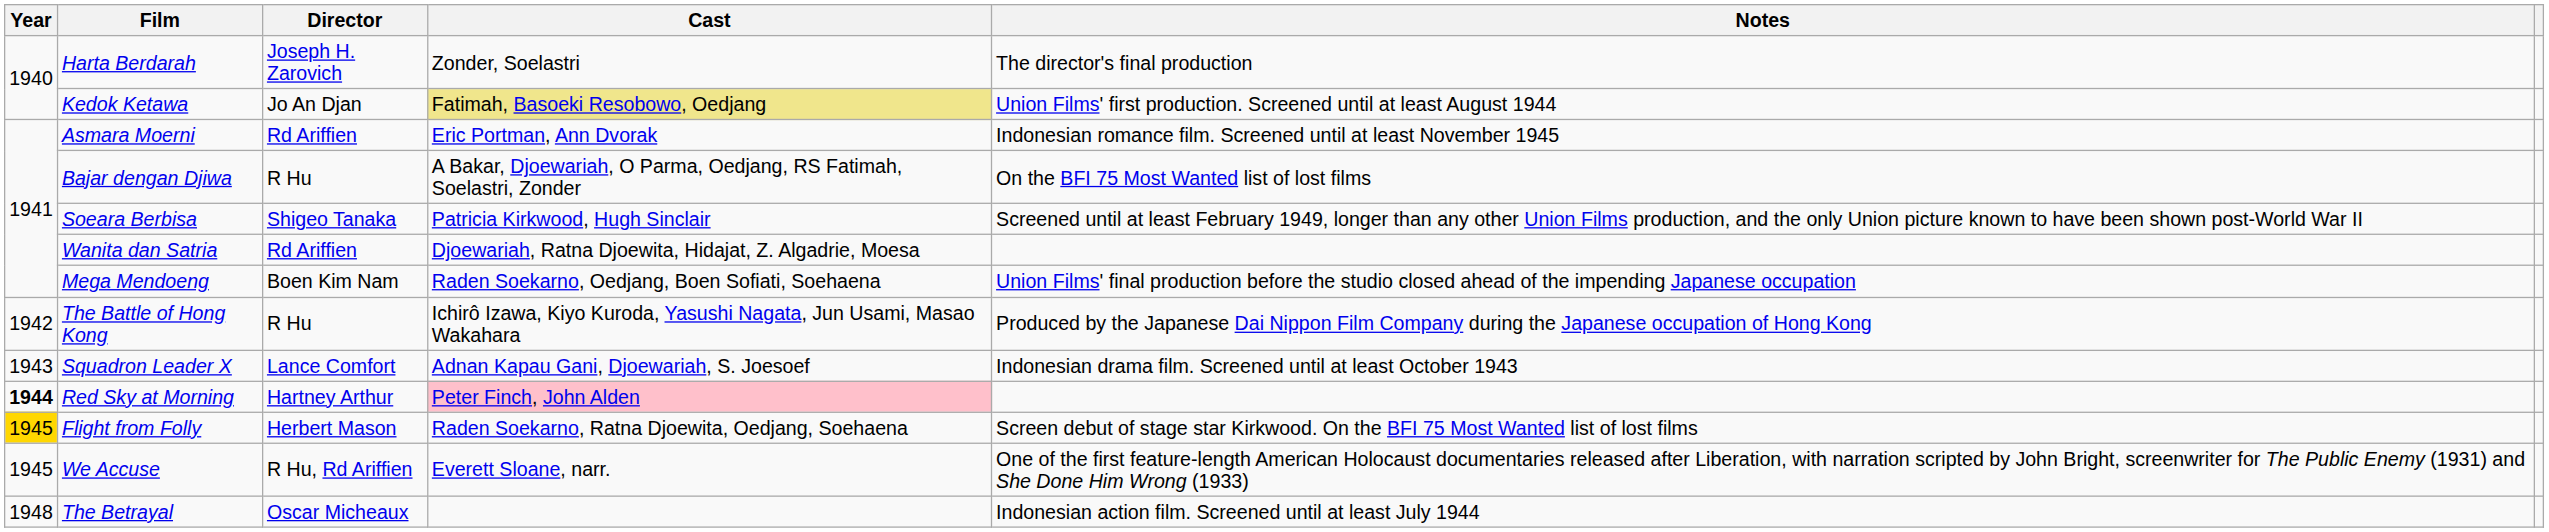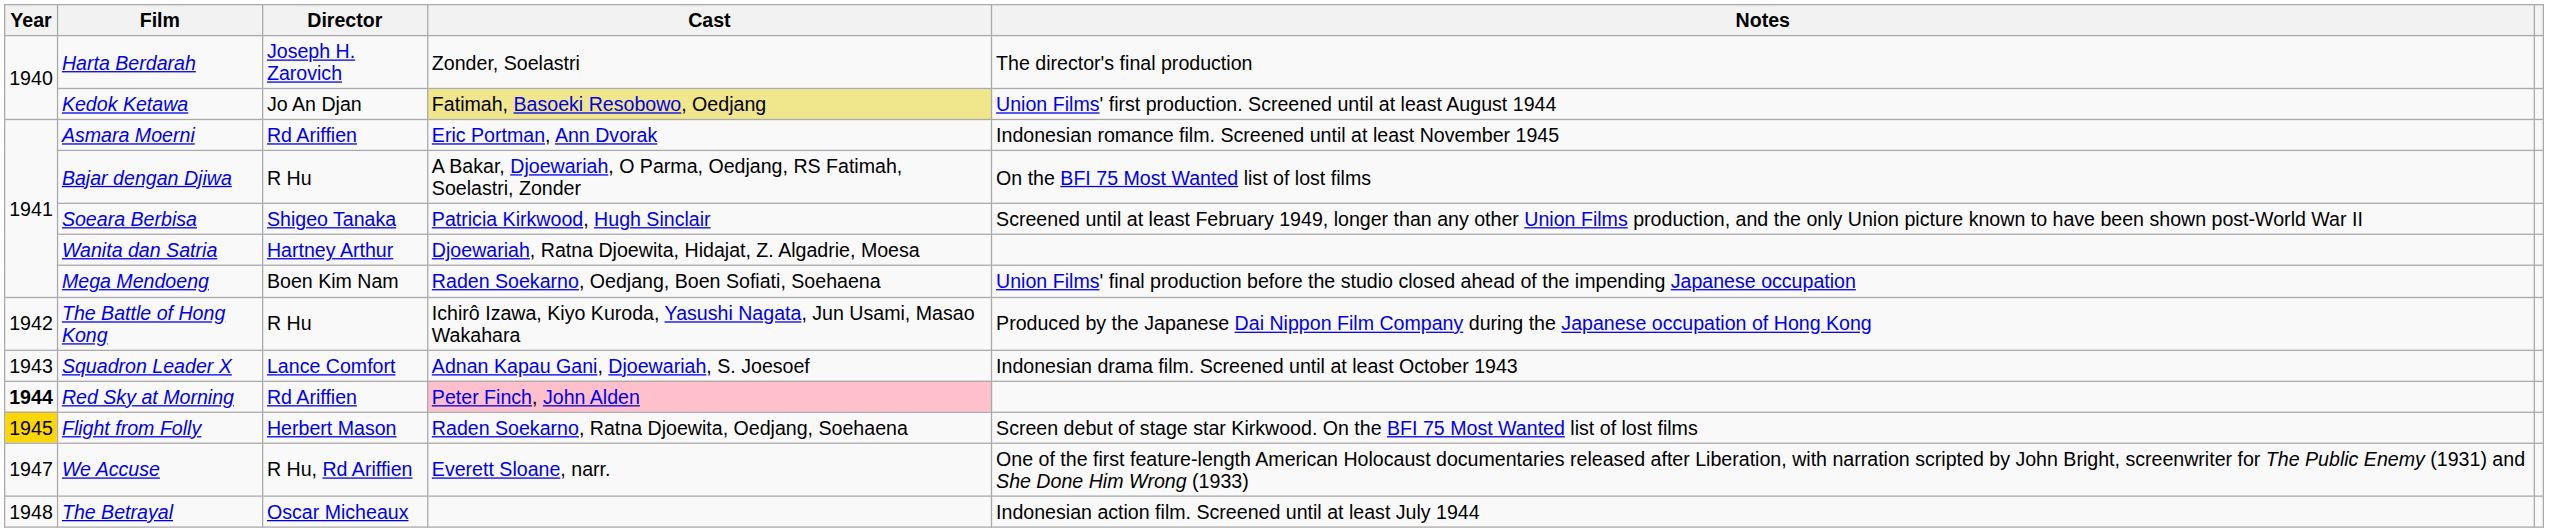(312, 250) Rd Ariffien -> (330, 250) Hartney Arthur
(330, 397) Hartney Arthur -> (312, 397) Rd Ariffien
(31, 470) 1945 -> (31, 470) 1947
